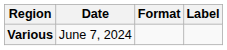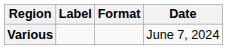columns swapped: (95, 14) <-> (203, 14)
